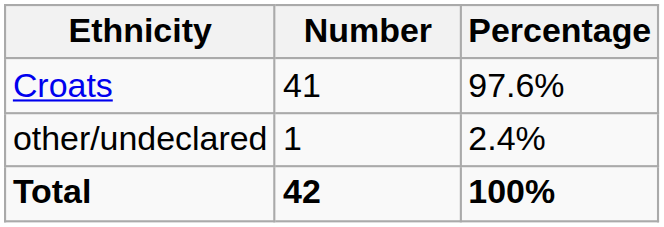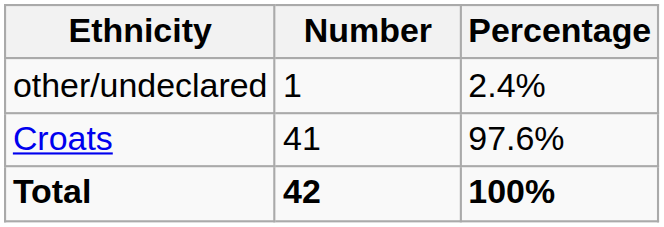rows swapped: (63, 85) <-> (140, 138)
